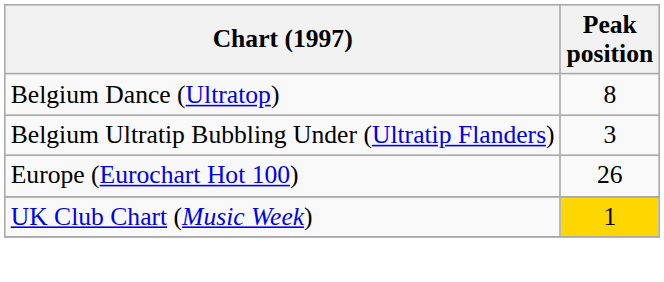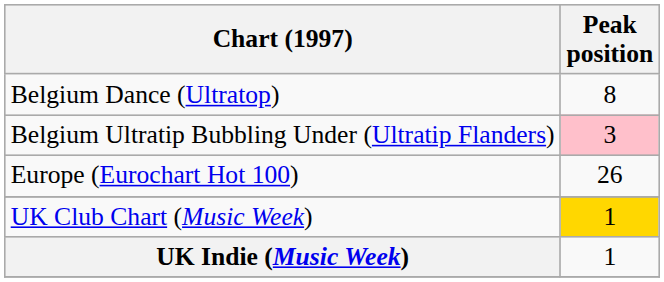(610, 134) no background -> (610, 134) pink background
+ row: (283, 256)
